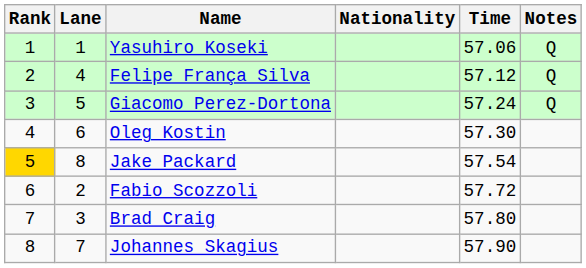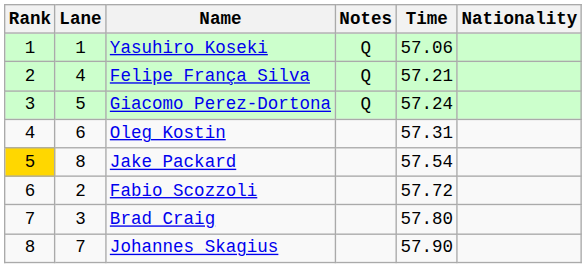columns swapped: (397, 19) <-> (551, 19)
(490, 76) 57.12 -> (427, 76) 57.21
(490, 133) 57.30 -> (427, 133) 57.31
